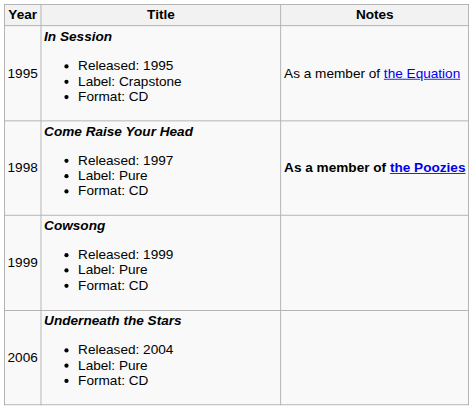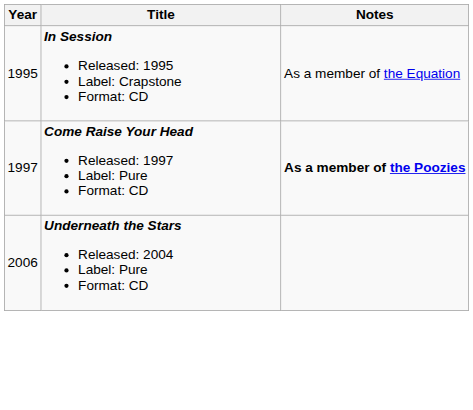(23, 168) 1998 -> (23, 168) 1997
- row: (161, 256)
